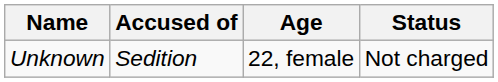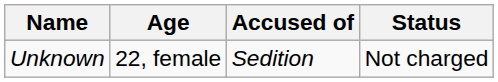columns swapped: (301, 22) <-> (176, 22)
